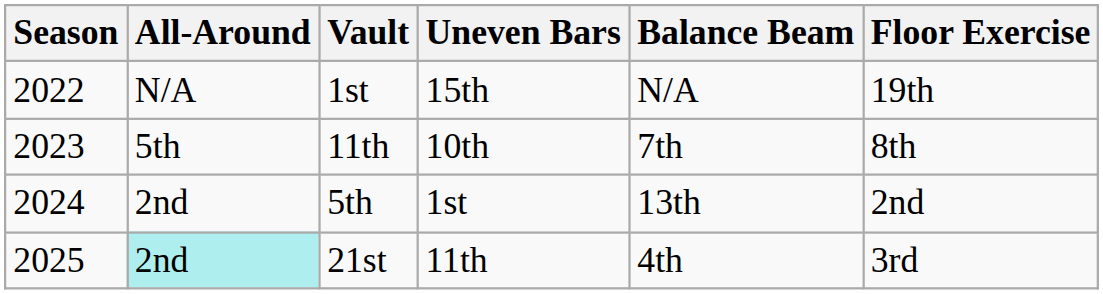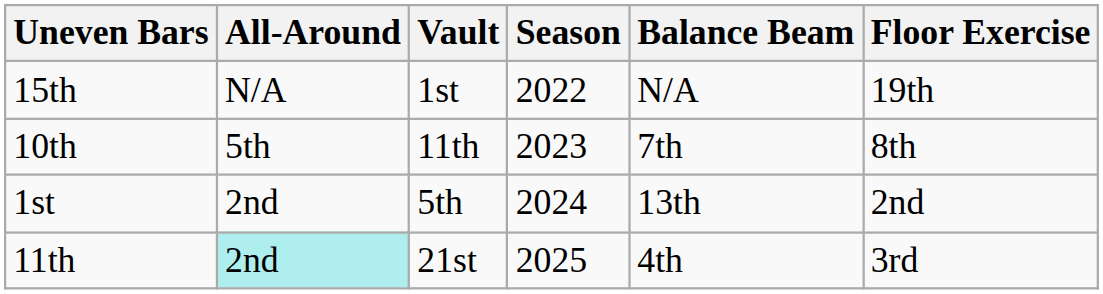columns swapped: (66, 32) <-> (523, 32)
